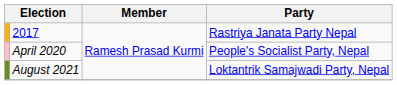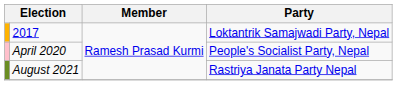(283, 32) Rastriya Janata Party Nepal -> (299, 32) Loktantrik Samajwadi Party, Nepal
(299, 70) Loktantrik Samajwadi Party, Nepal -> (283, 70) Rastriya Janata Party Nepal
